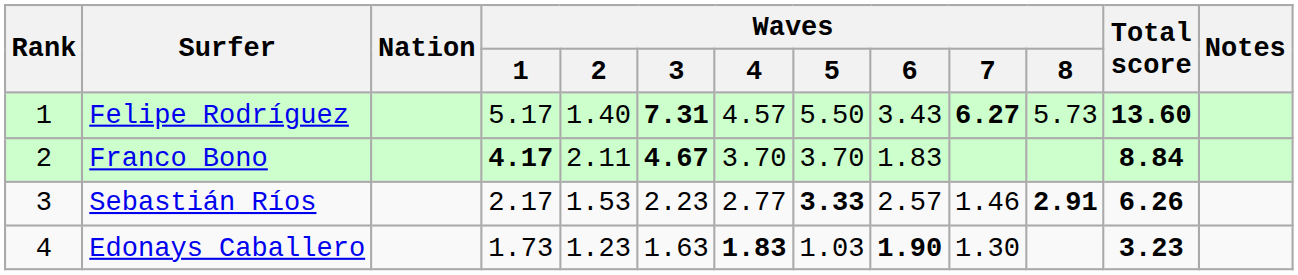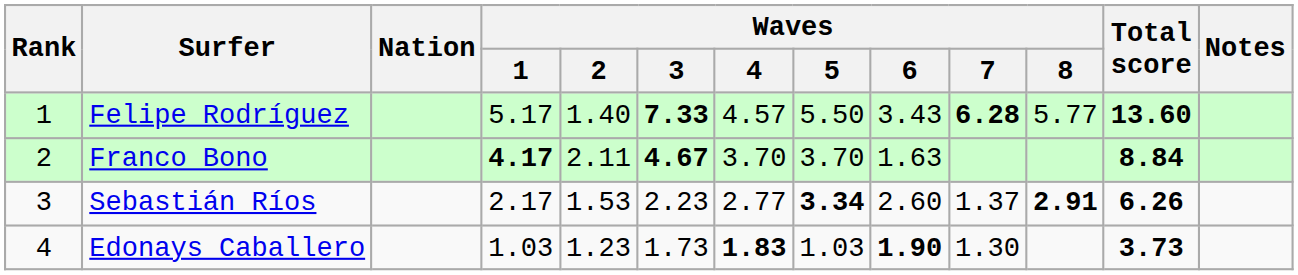(676, 115) 7.31 -> (676, 115) 7.33
(988, 115) 6.27 -> (988, 115) 6.28
(1065, 115) 5.73 -> (1065, 115) 5.77
(910, 159) 1.83 -> (910, 159) 1.63
(832, 203) 3.33 -> (832, 203) 3.34
(910, 203) 2.57 -> (910, 203) 2.60
(988, 203) 1.46 -> (988, 203) 1.37
(521, 247) 1.73 -> (521, 247) 1.03
(676, 247) 1.63 -> (676, 247) 1.73
(1151, 247) 3.23 -> (1151, 247) 3.73
